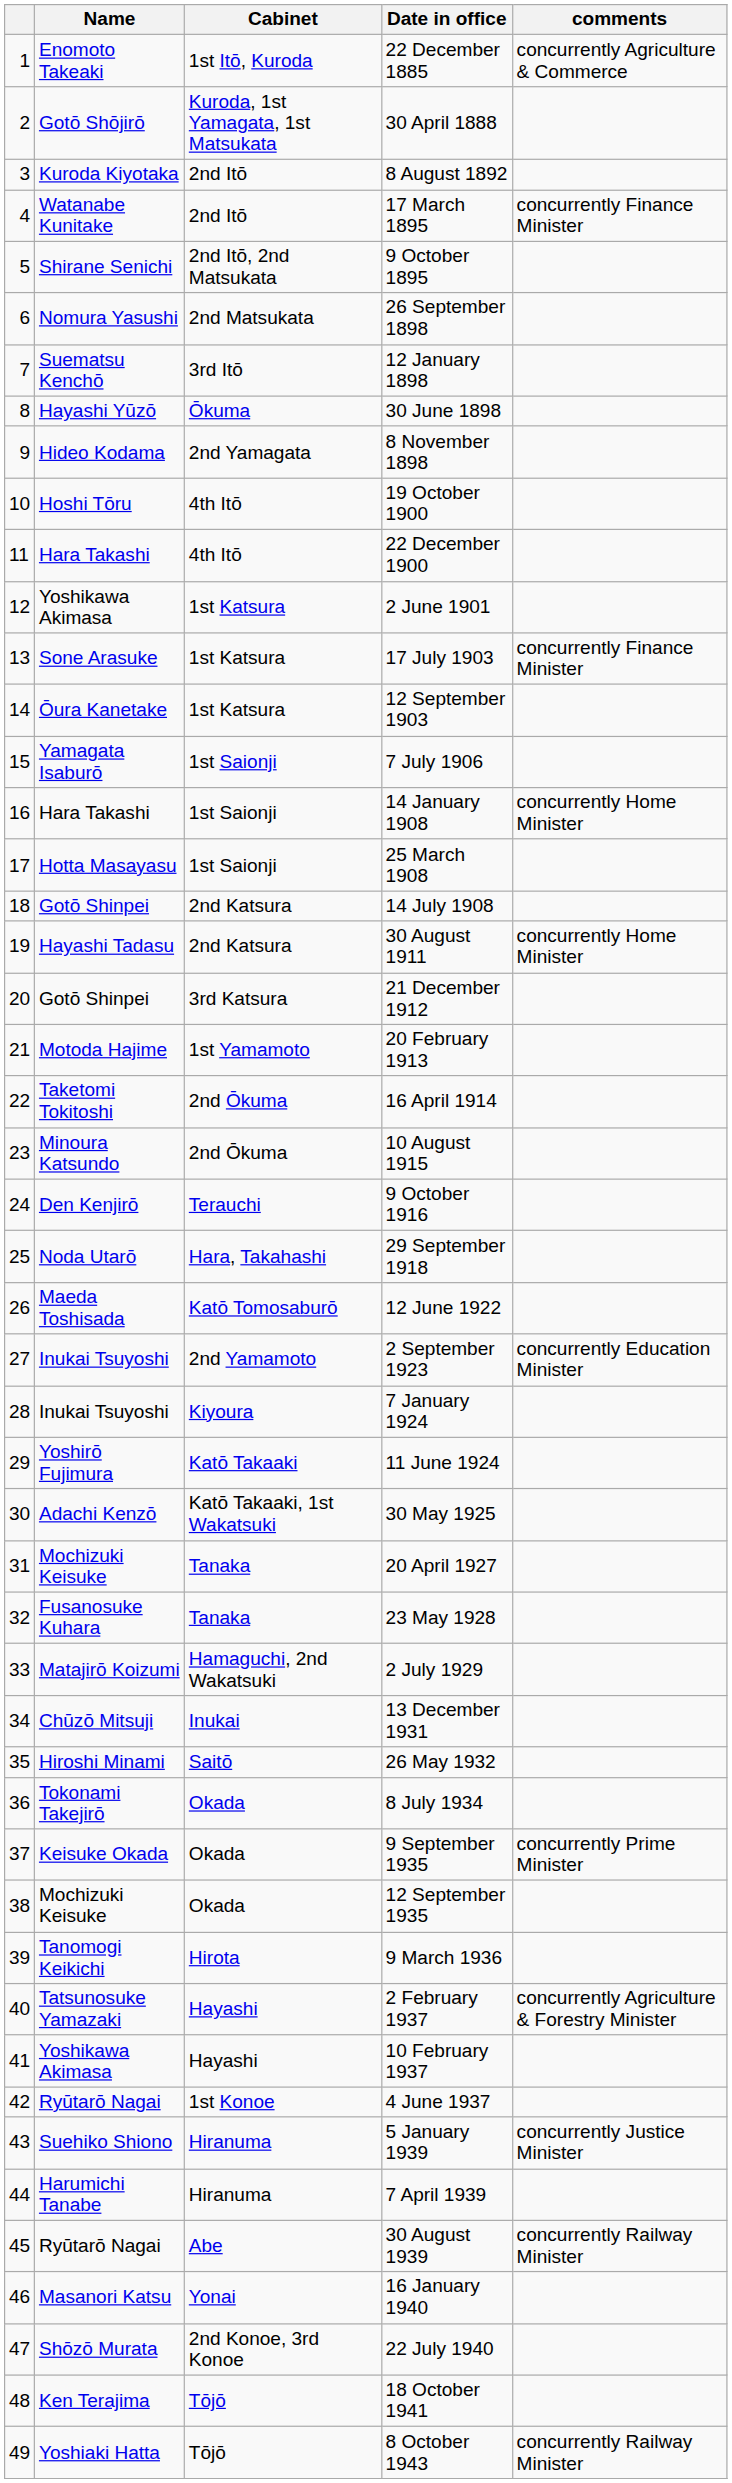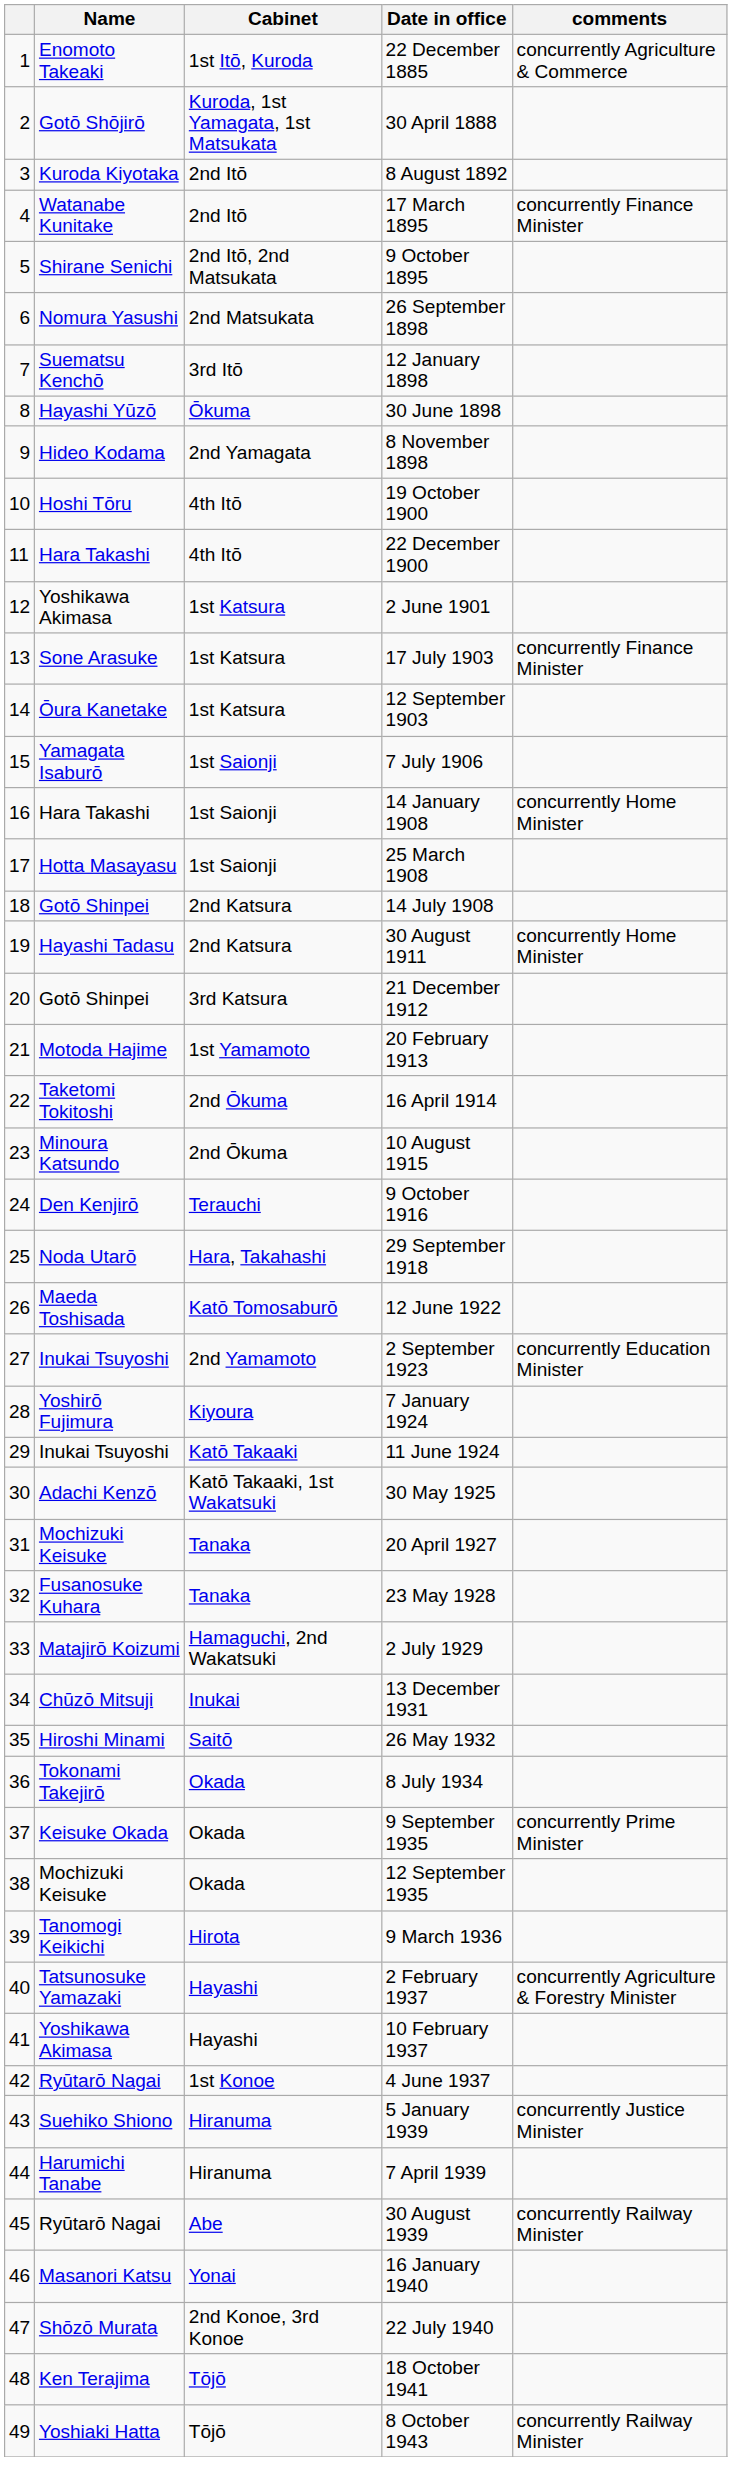(104, 1411) Inukai Tsuyoshi -> (76, 1411) Yoshirō Fujimura
(76, 1462) Yoshirō Fujimura -> (104, 1452) Inukai Tsuyoshi
